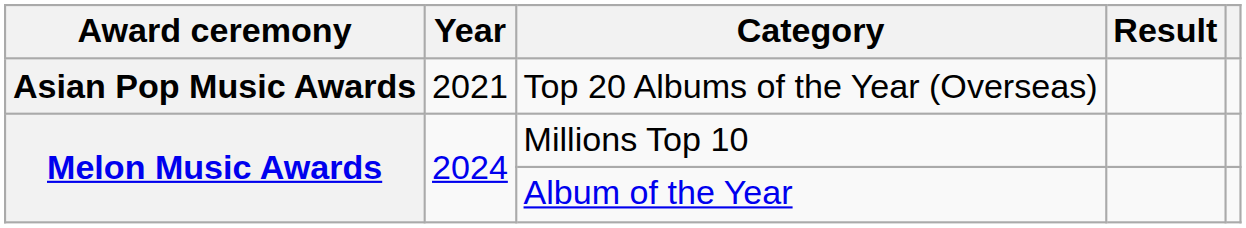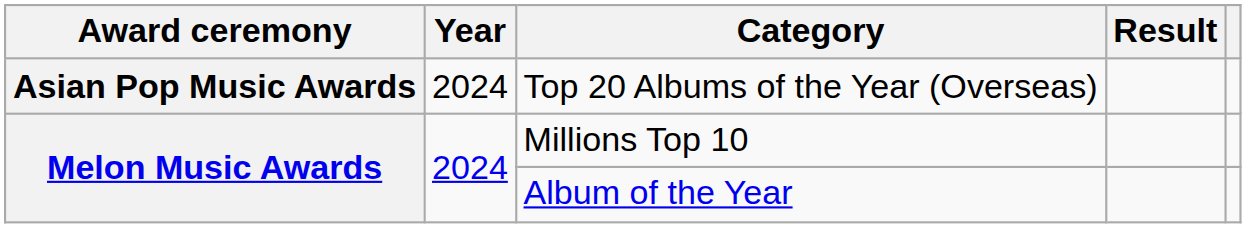(470, 85) 2021 -> (470, 85) 2024
